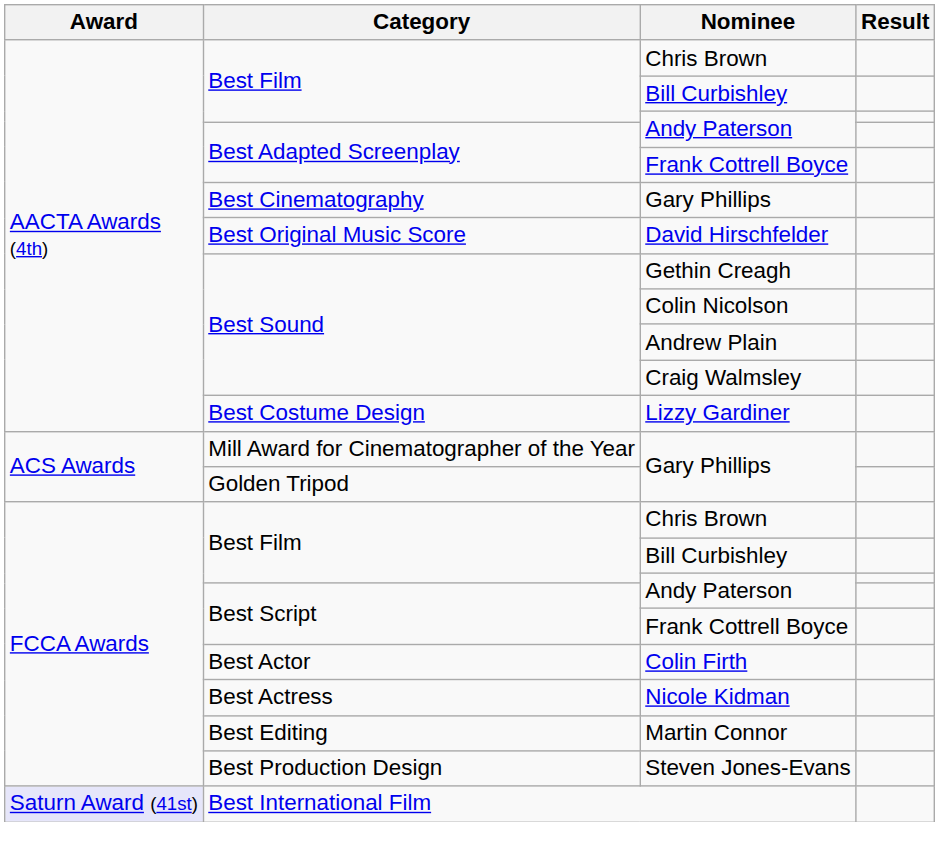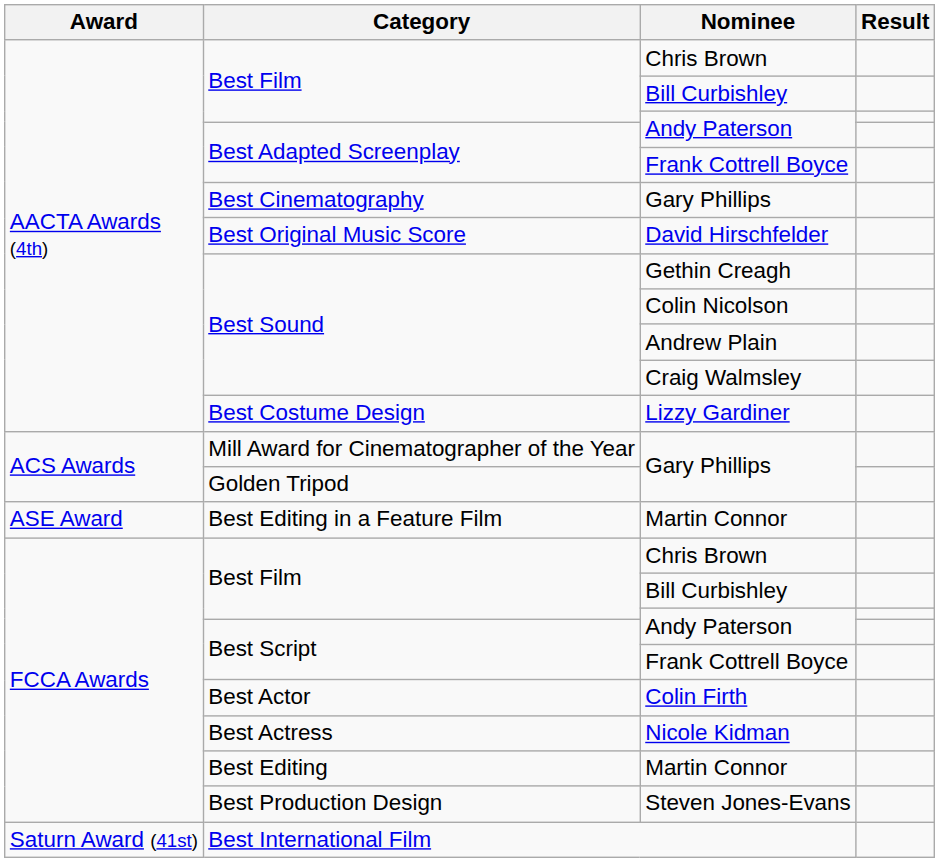+ row: (355, 519)
(104, 803) lavender background -> (104, 839) no background
